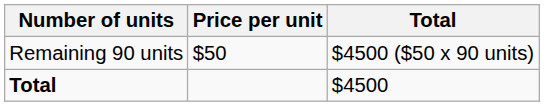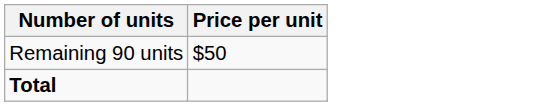- column: (433, 20)
